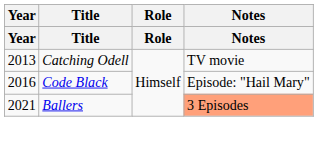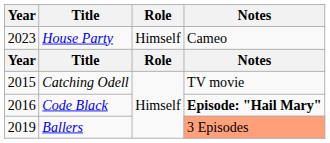+ row: (78, 37)
(22, 60) 2013 -> (22, 82) 2015
(248, 82) normal -> (254, 104) bold
(22, 104) 2021 -> (22, 127) 2019
